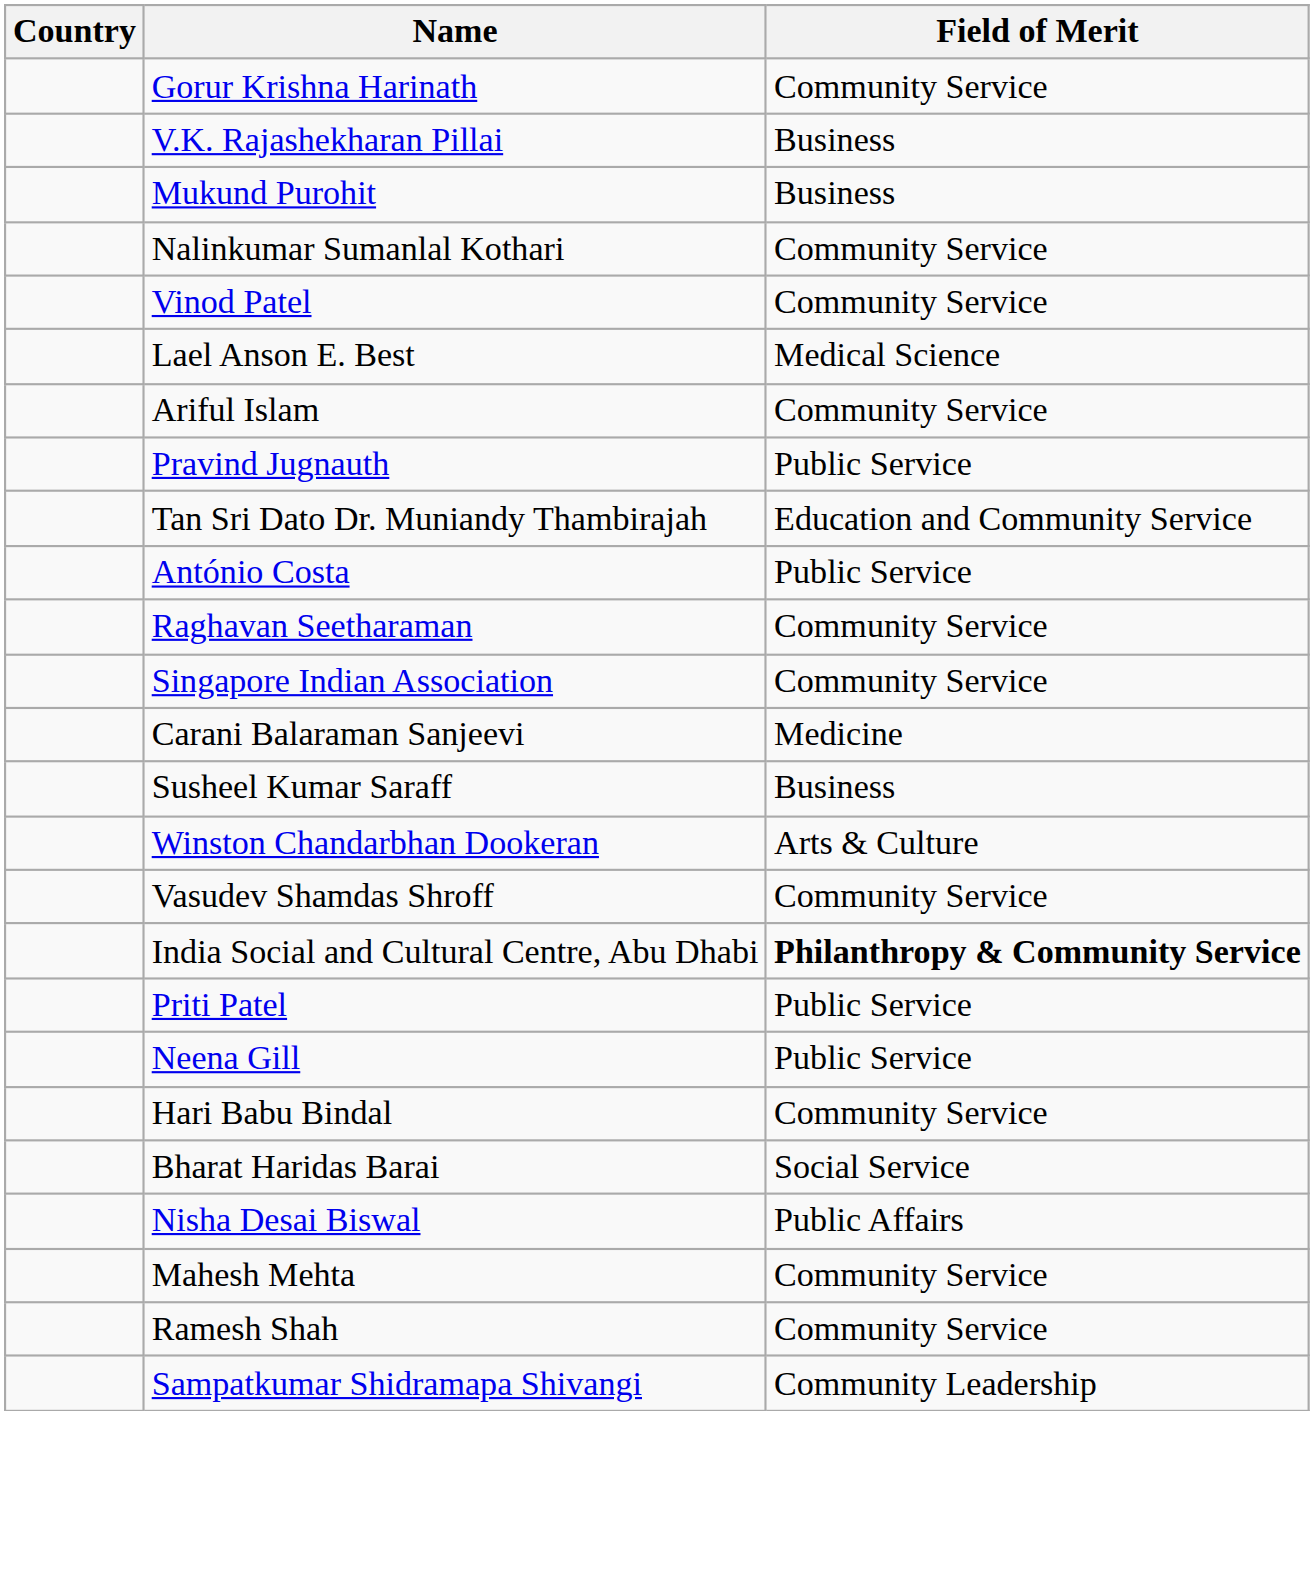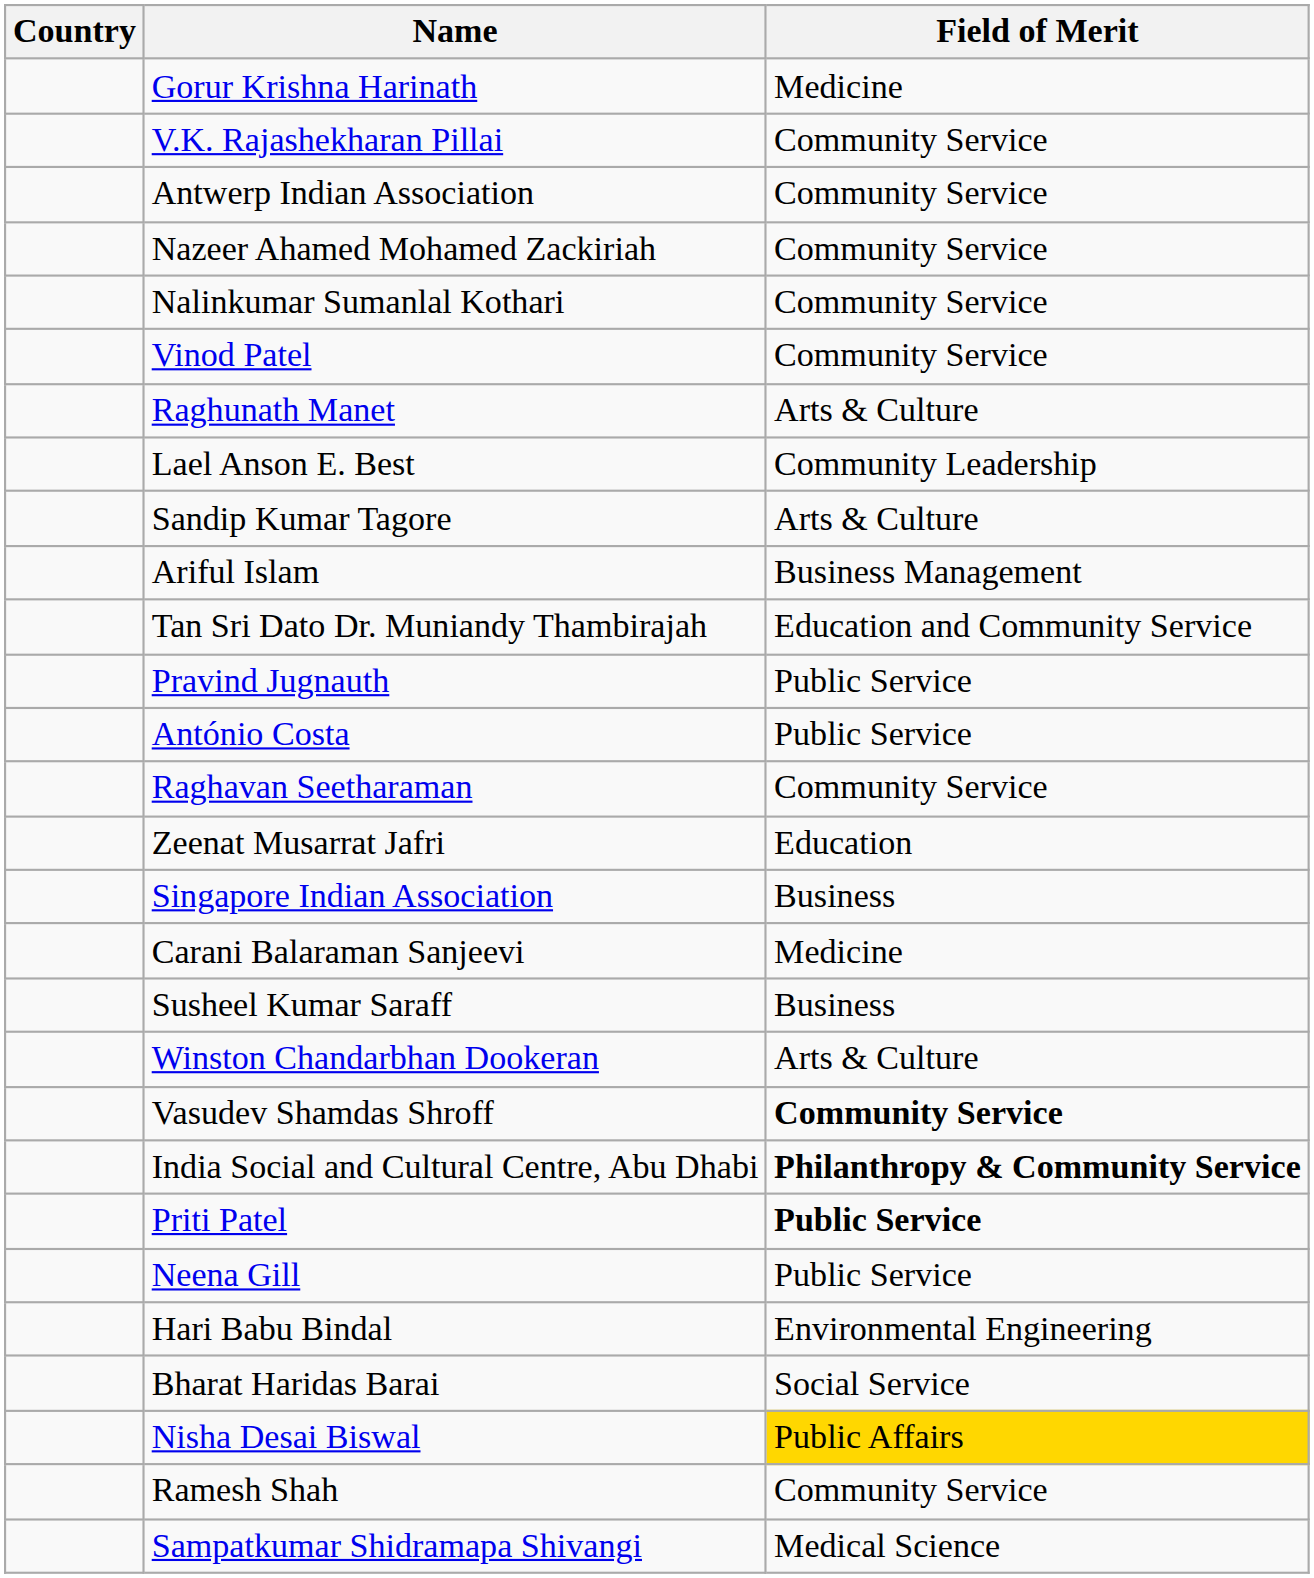(911, 85) Community Service -> (838, 85) Medicine
(835, 139) Business -> (911, 139) Community Service
+ row: (343, 193)
+ row: (404, 247)
- row: (264, 193)
+ row: (273, 409)
(887, 355) Medical Science -> (935, 463) Community Leadership
+ row: (310, 517)
(911, 409) Community Service -> (928, 572) Business Management
rows swapped: (429, 517) <-> (270, 463)
+ row: (298, 842)
(911, 680) Community Service -> (835, 896) Business
(911, 896) normal -> (918, 1112) bold
(873, 1004) normal -> (878, 1220) bold
(911, 1112) Community Service -> (963, 1328) Environmental Engineering
(869, 1220) no background -> (869, 1436) gold background
- row: (253, 1274)
(935, 1382) Community Leadership -> (887, 1544) Medical Science
